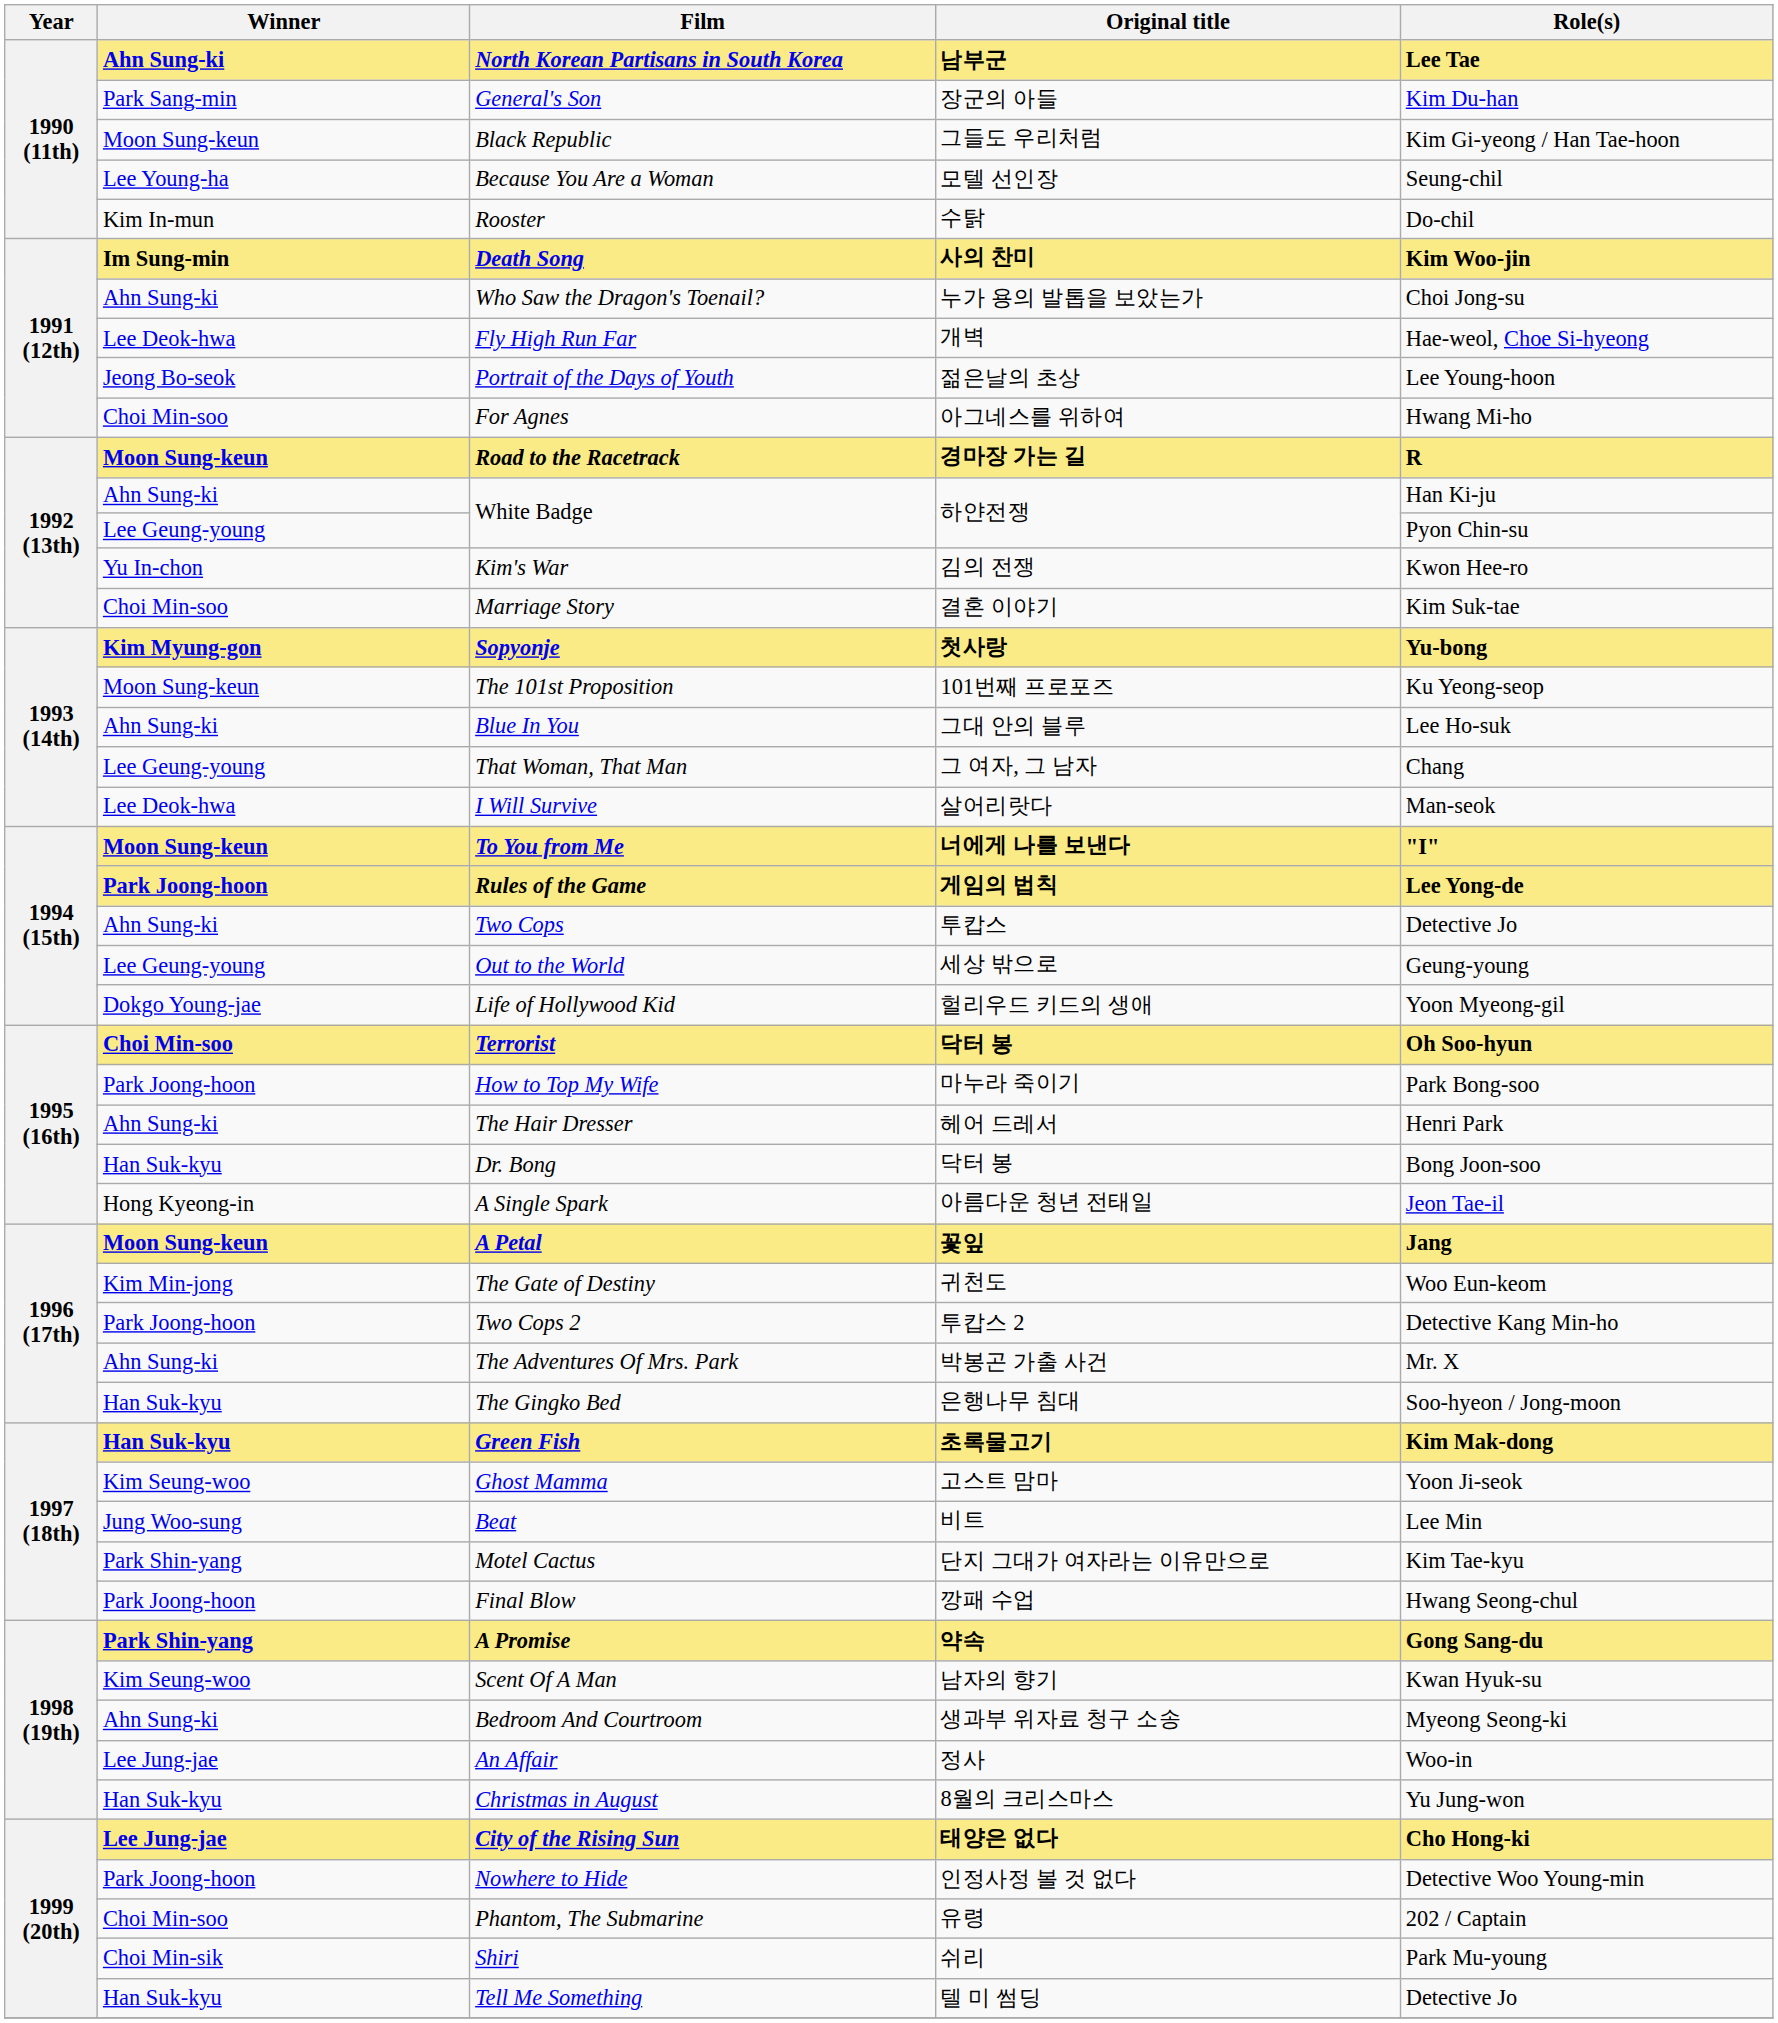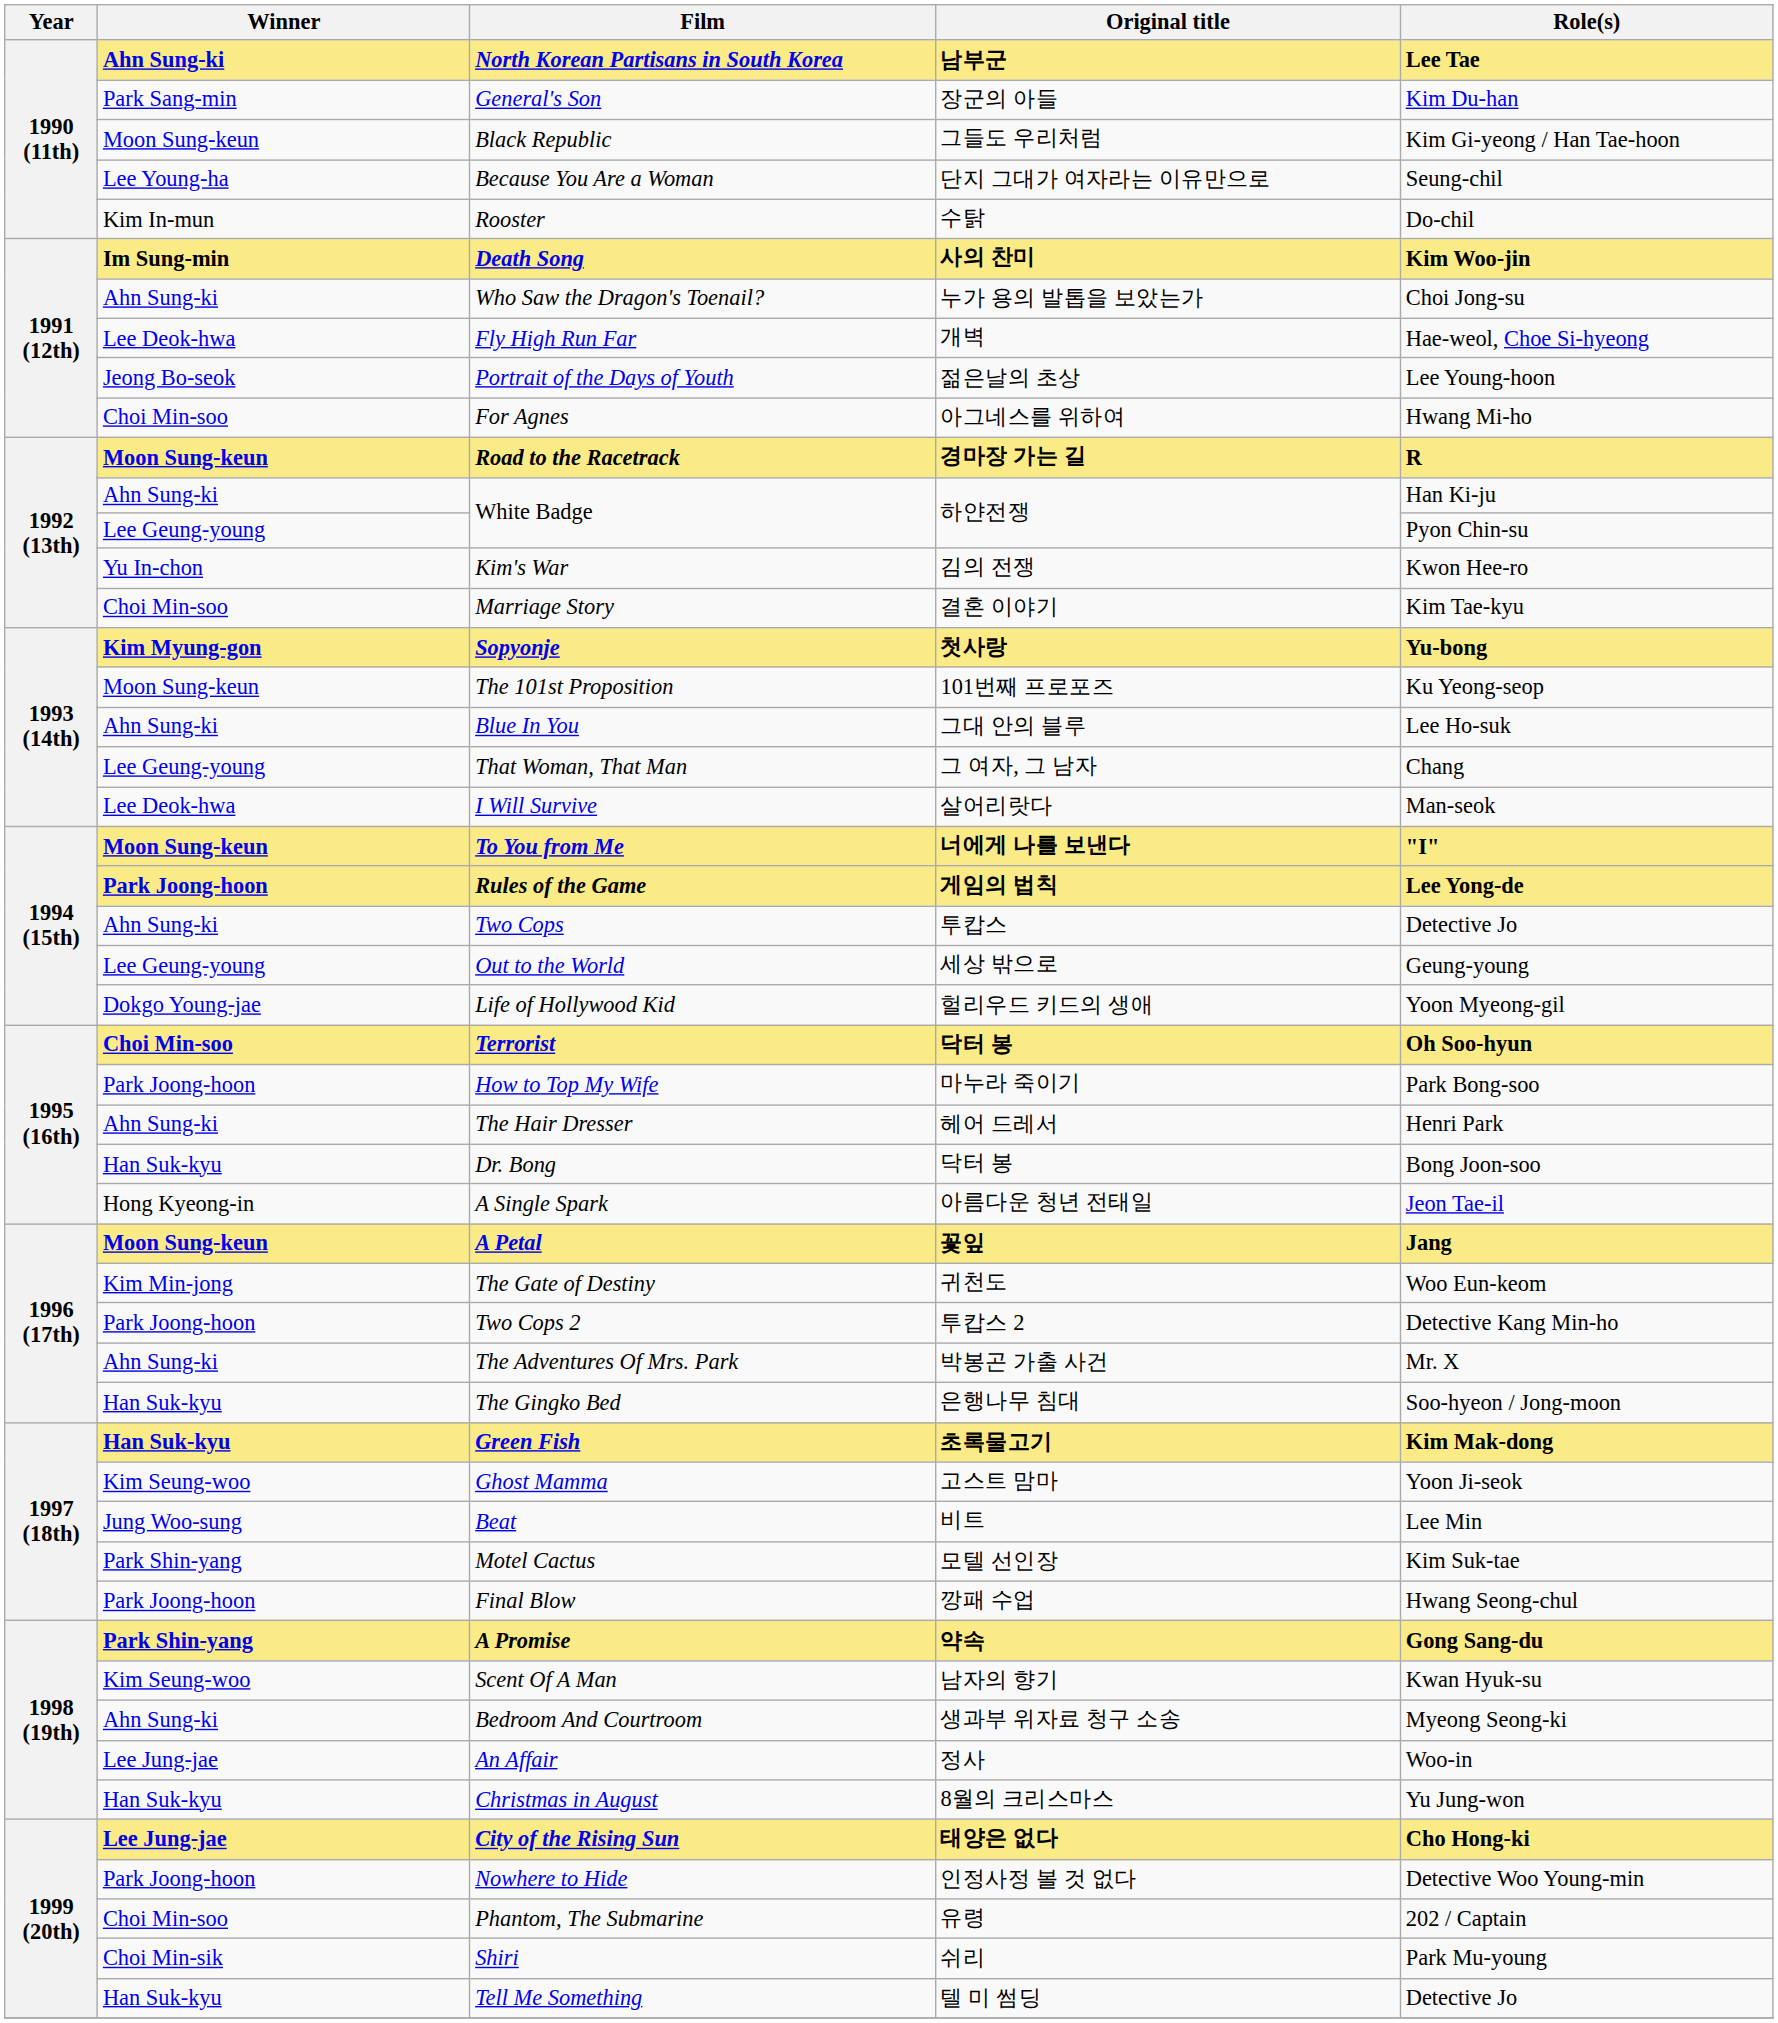(999, 178) 모텔 선인장 -> (1106, 178) 단지 그대가 여자라는 이유만으로
(1463, 607) Kim Suk-tae -> (1465, 607) Kim Tae‑kyu
(1106, 1560) 단지 그대가 여자라는 이유만으로 -> (999, 1560) 모텔 선인장
(1465, 1561) Kim Tae‑kyu -> (1463, 1561) Kim Suk-tae
